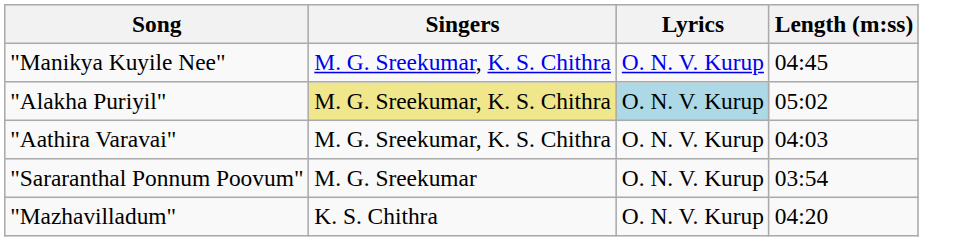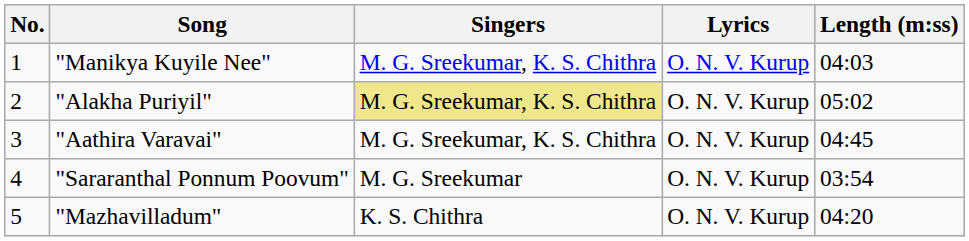+ column: (27, 23)
(801, 62) 04:45 -> (847, 62) 04:03
(693, 101) lightblue background -> (738, 101) no background
(801, 139) 04:03 -> (847, 139) 04:45
